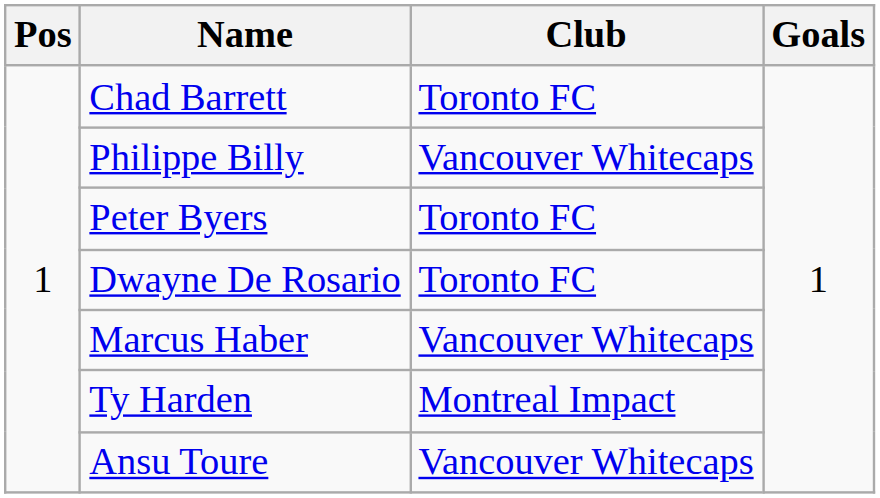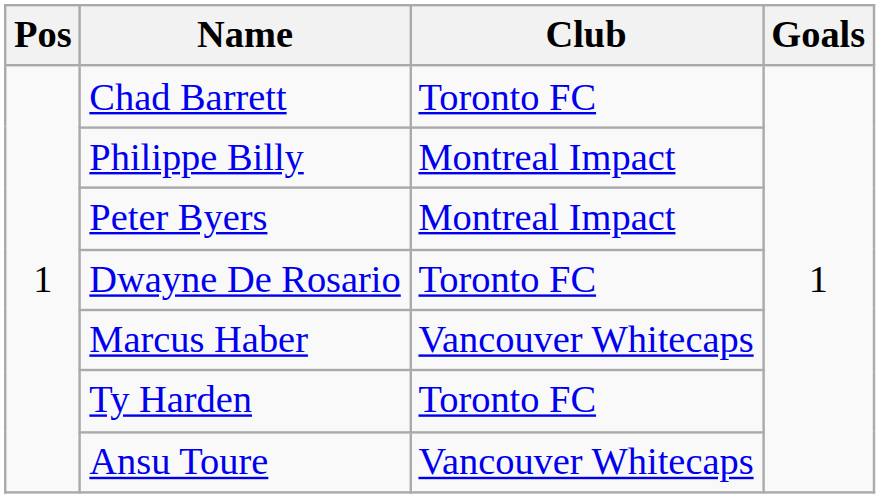(586, 156) Vancouver Whitecaps -> (547, 156) Montreal Impact
(507, 217) Toronto FC -> (547, 217) Montreal Impact
(547, 400) Montreal Impact -> (507, 400) Toronto FC
